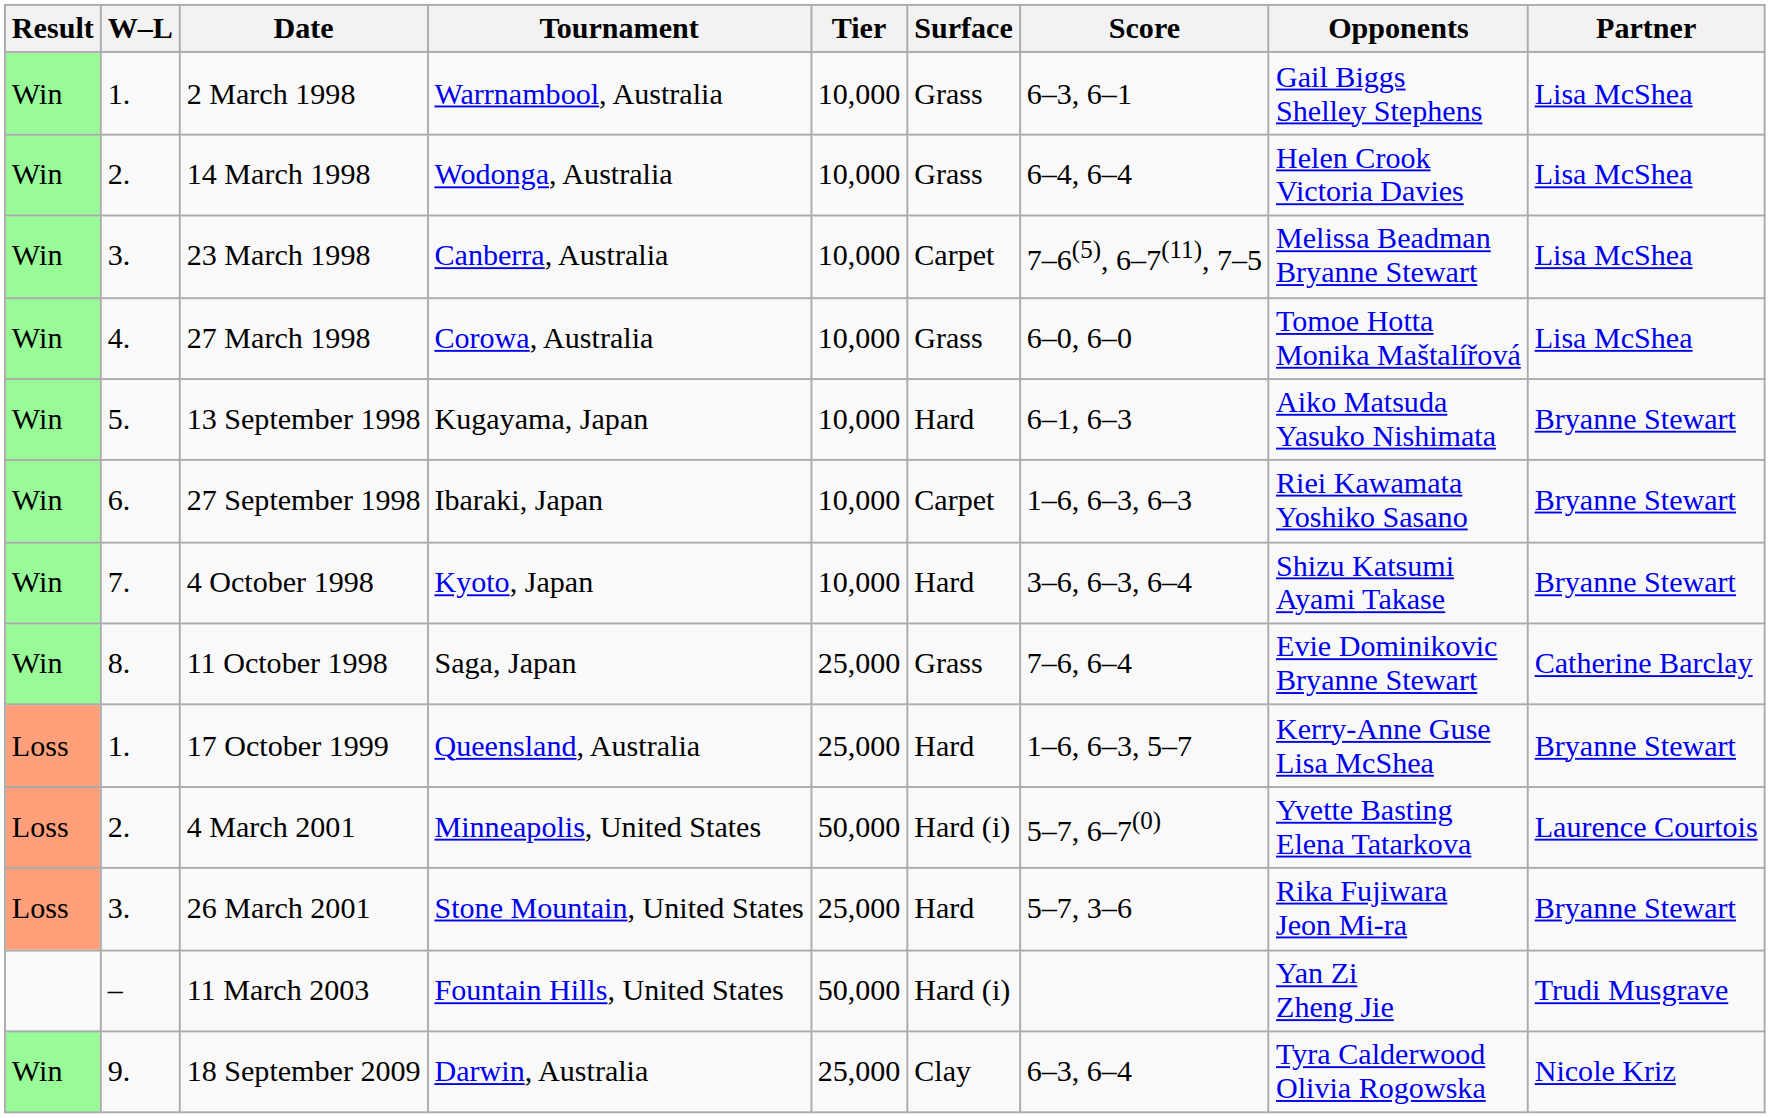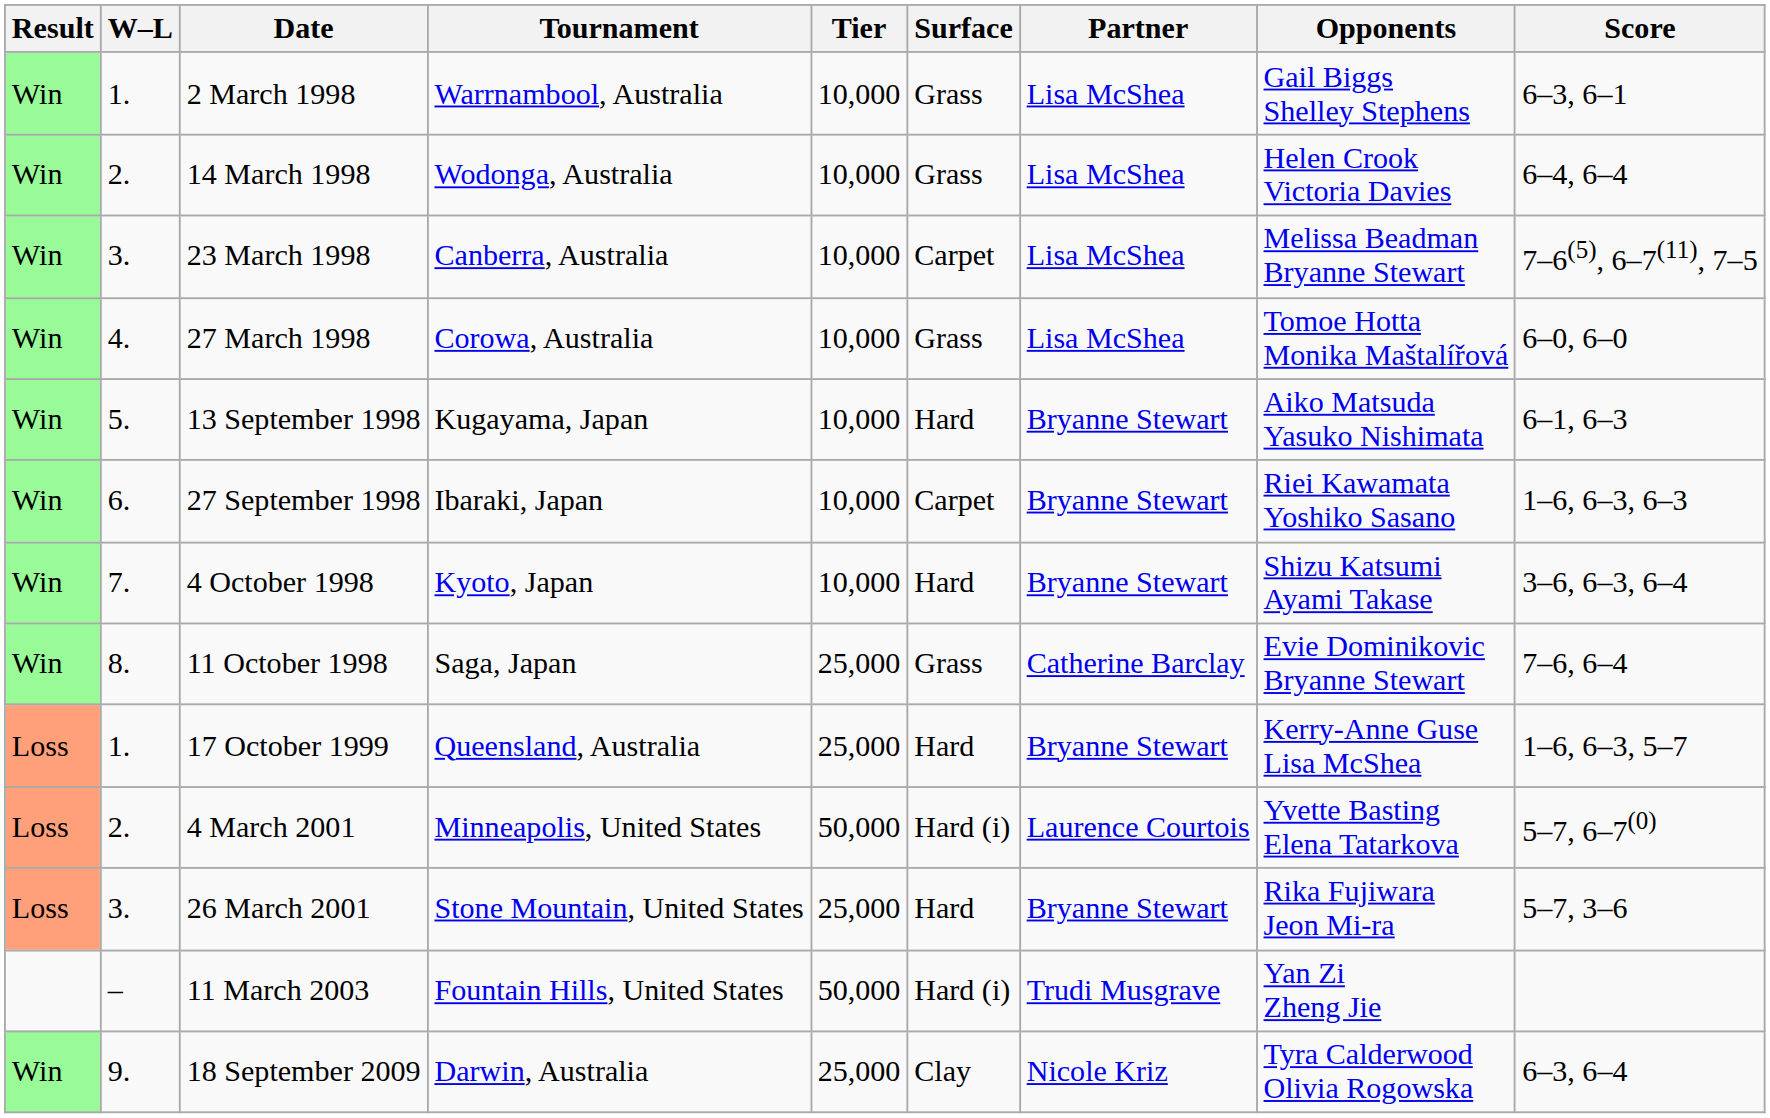columns swapped: (1646, 28) <-> (1144, 28)
